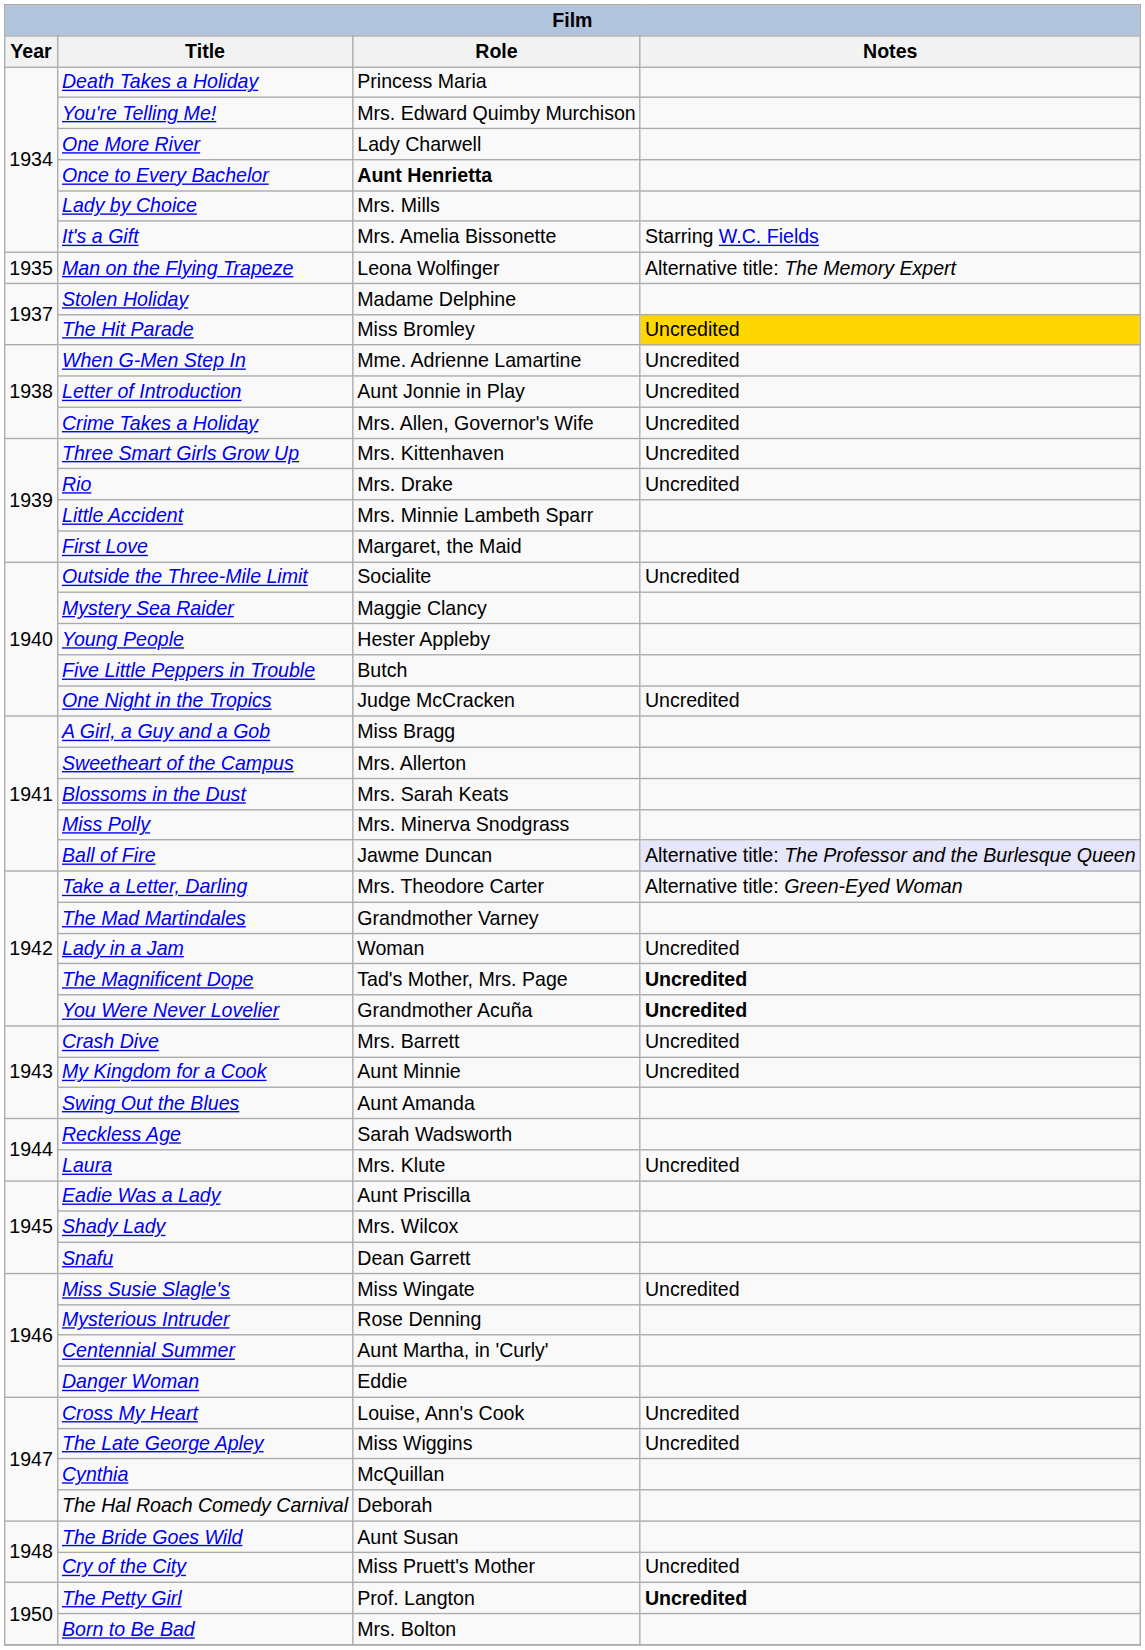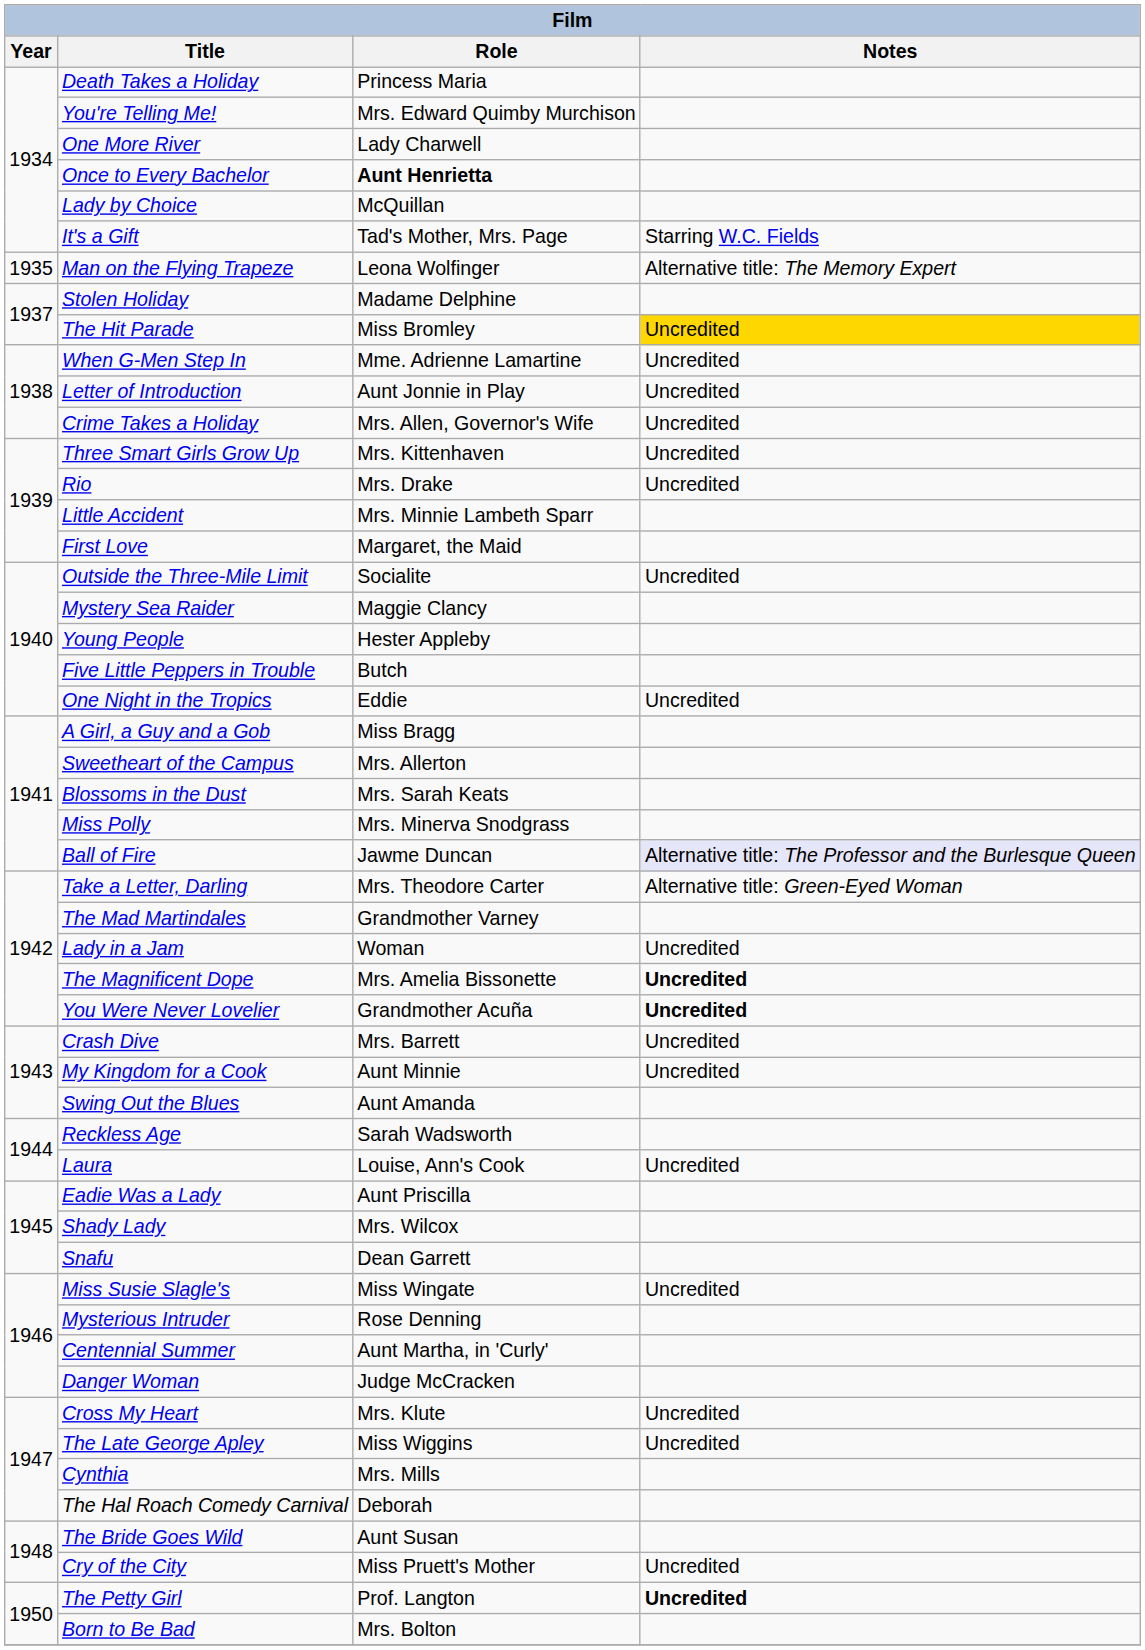(399, 206) Mrs. Mills -> (401, 206) McQuillan
(457, 237) Mrs. Amelia Bissonette -> (462, 237) Tad's Mother, Mrs. Page
(436, 701) Judge McCracken -> (382, 701) Eddie
(462, 980) Tad's Mother, Mrs. Page -> (457, 980) Mrs. Amelia Bissonette
(401, 1165) Mrs. Klute -> (441, 1165) Louise, Ann's Cook
(382, 1382) Eddie -> (436, 1382) Judge McCracken
(441, 1413) Louise, Ann's Cook -> (401, 1413) Mrs. Klute
(401, 1475) McQuillan -> (399, 1475) Mrs. Mills
